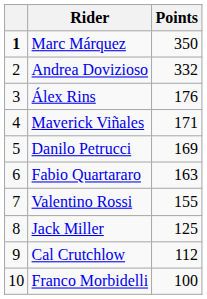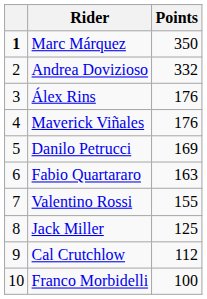(186, 123) 171 -> (186, 123) 176
